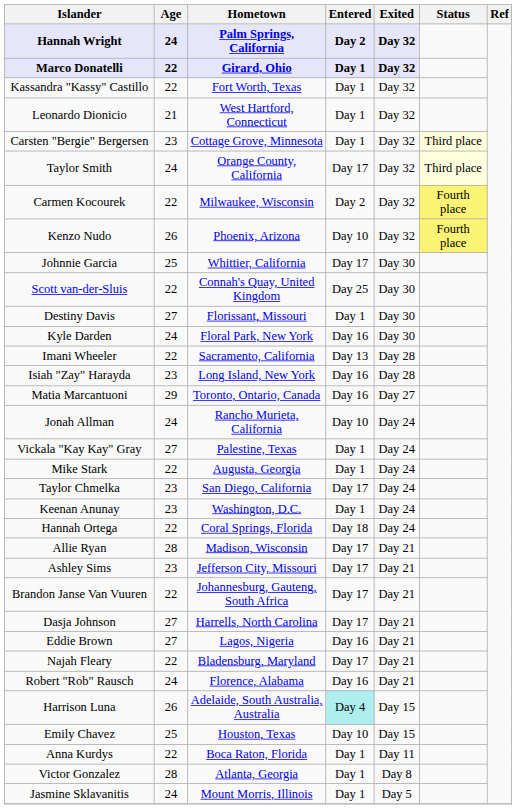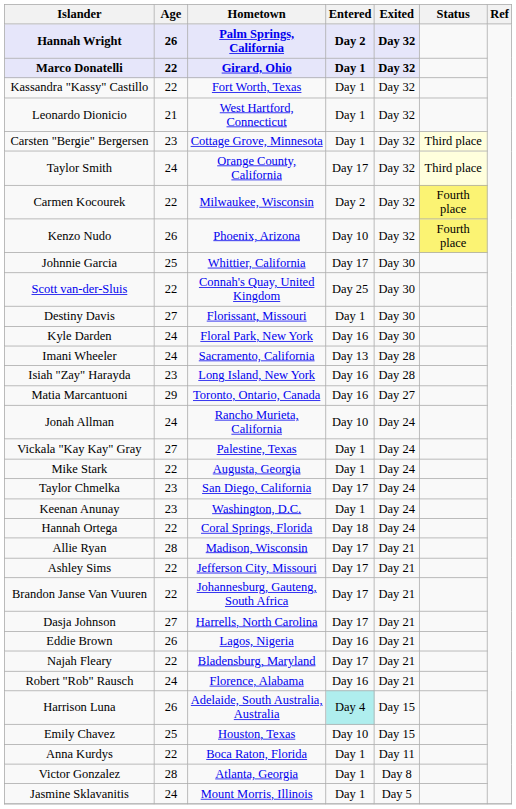(171, 41) 24 -> (171, 41) 26
(171, 355) 22 -> (171, 355) 24
(171, 567) 23 -> (171, 567) 22
(171, 641) 27 -> (171, 641) 26
